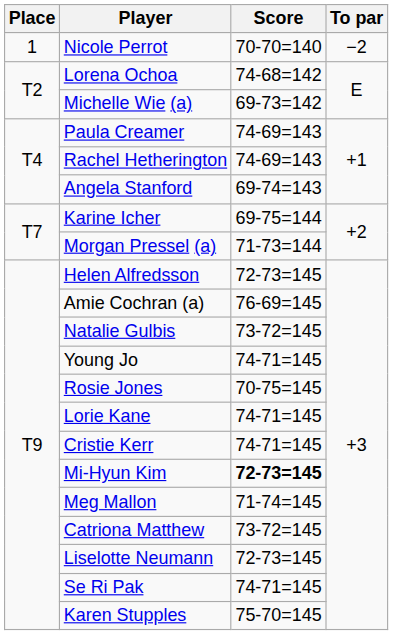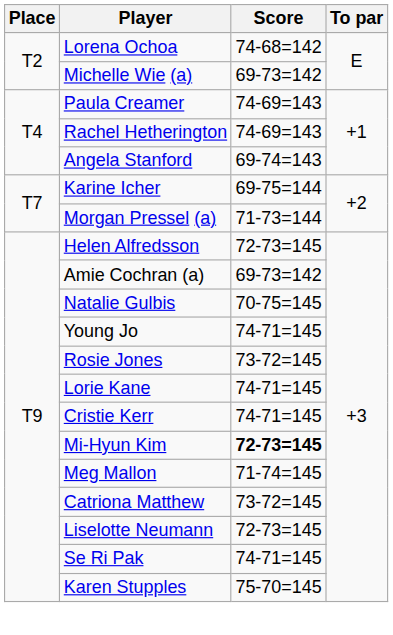- row: (116, 47)
(279, 302) 76-69=145 -> (279, 274) 69-73=142
(279, 331) 73-72=145 -> (279, 302) 70-75=145
(279, 388) 70-75=145 -> (279, 359) 73-72=145
